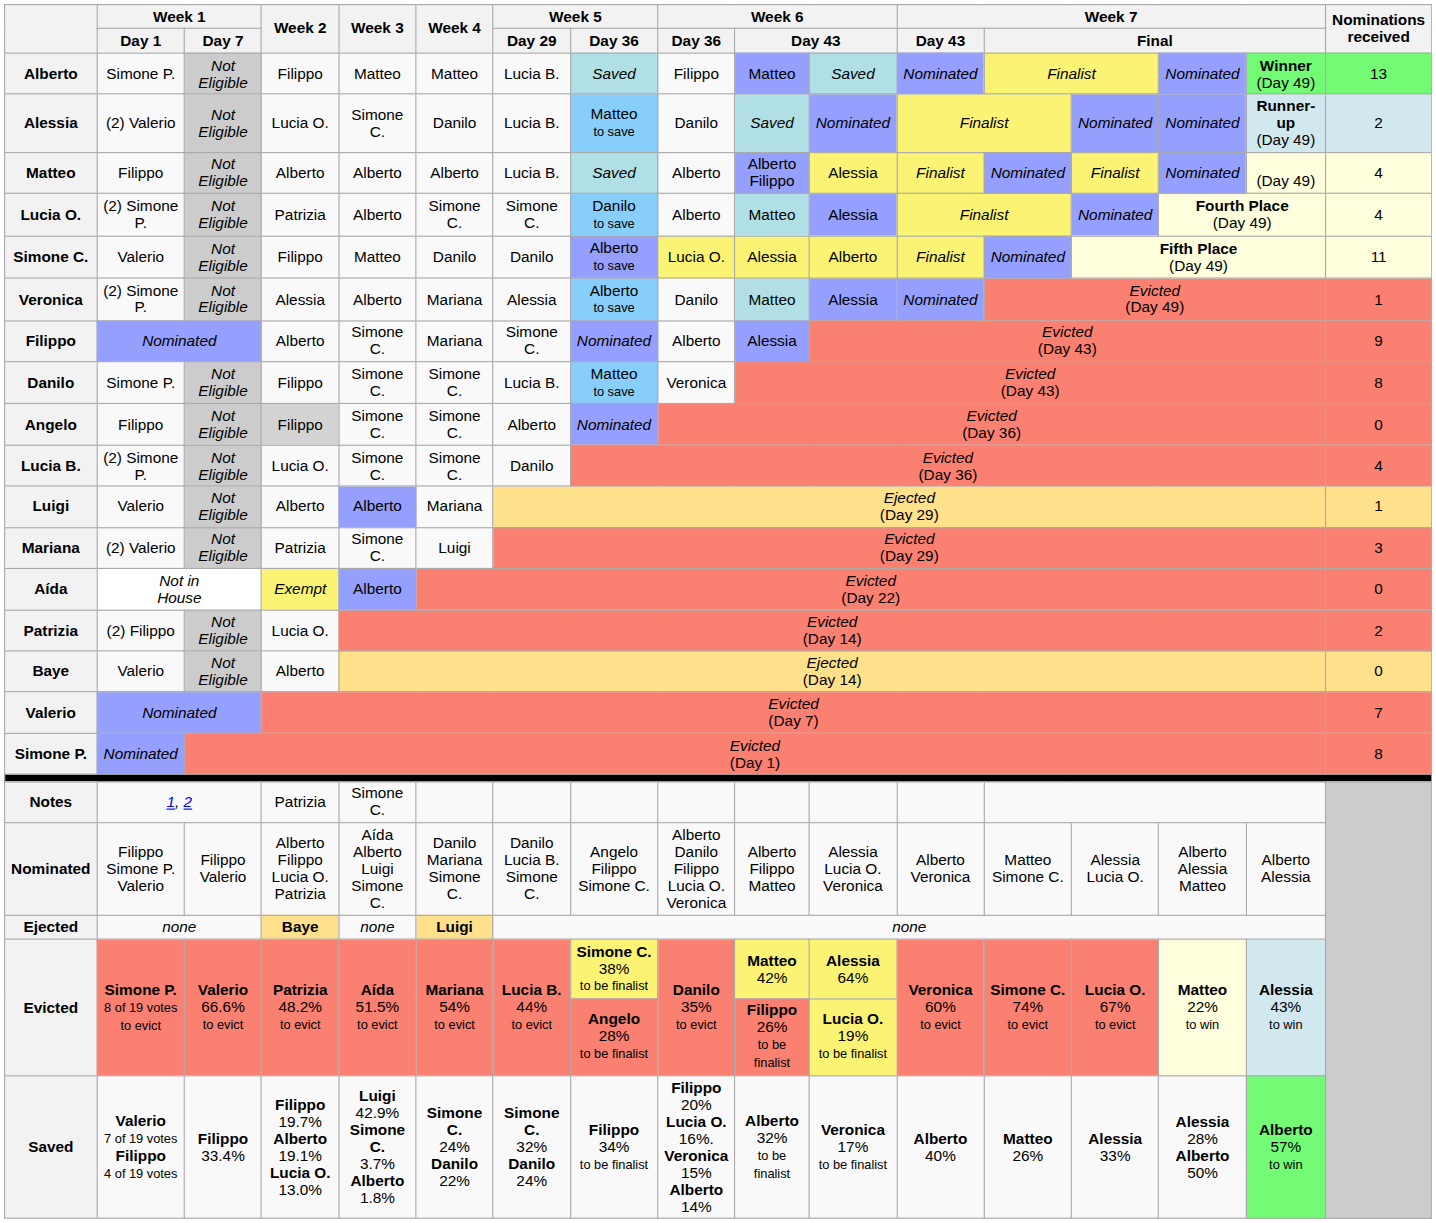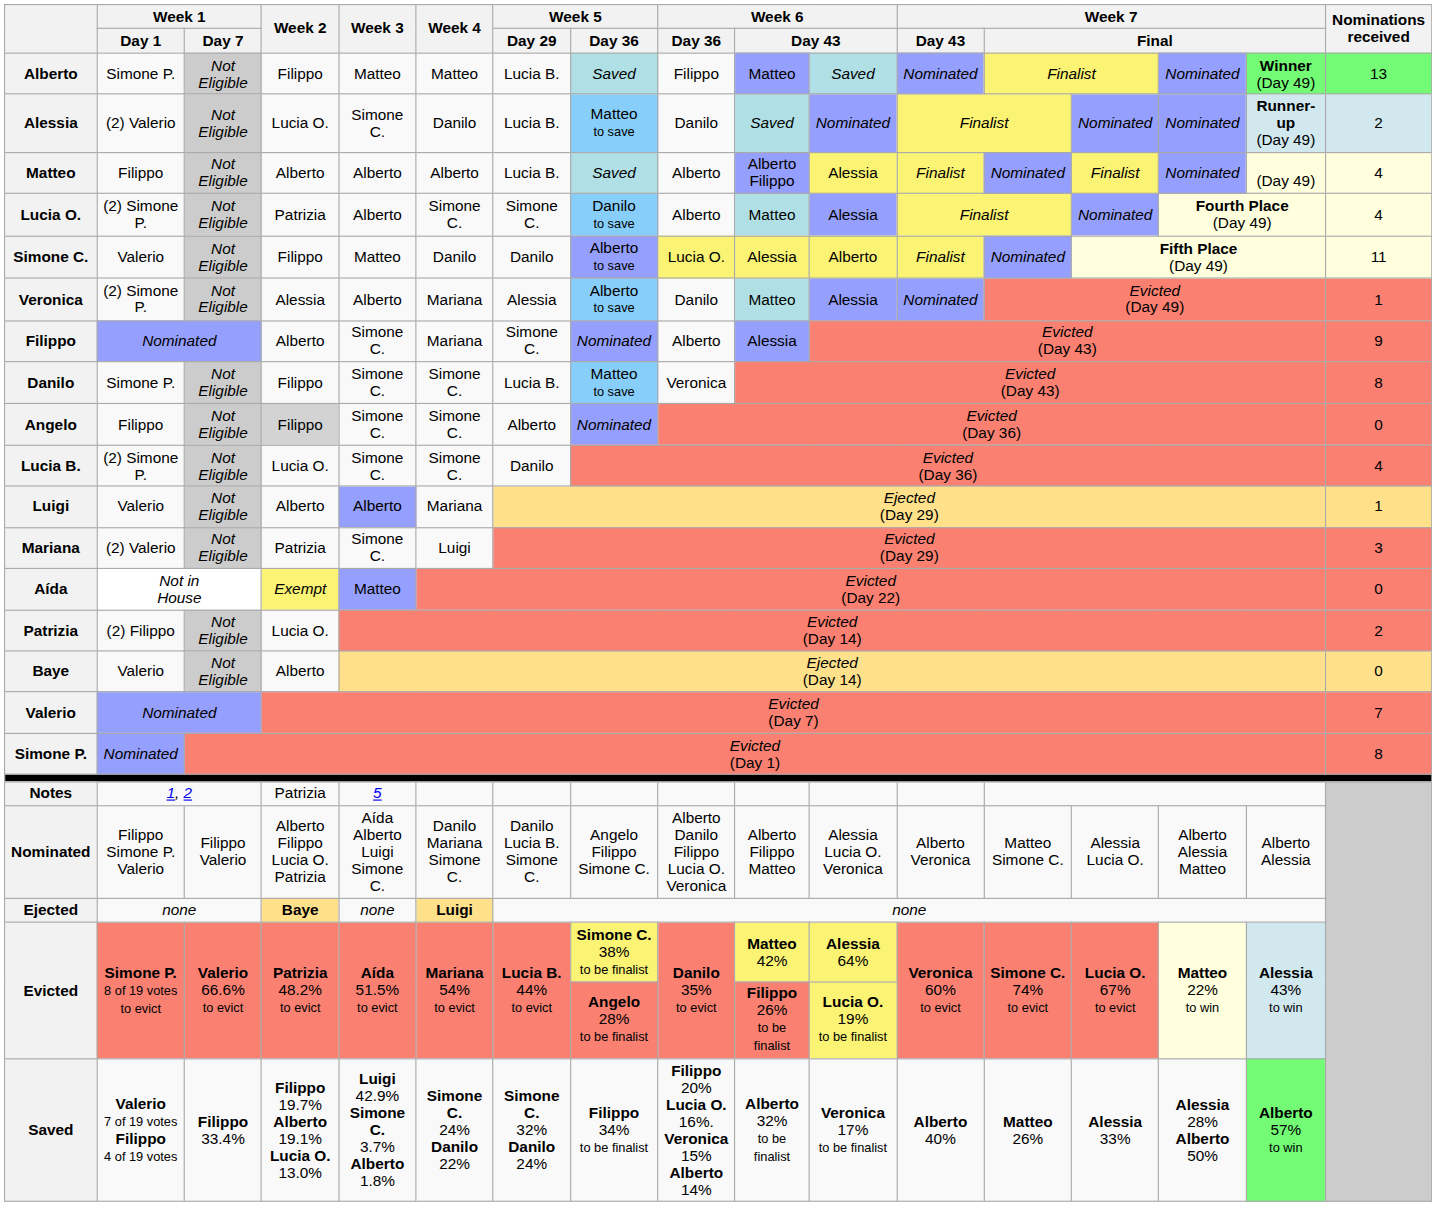(377, 589) Alberto -> (377, 589) Matteo
(377, 802) Simone C. -> (377, 793) 5
